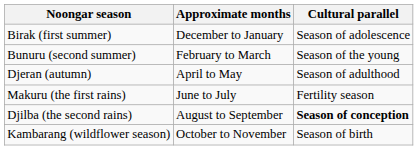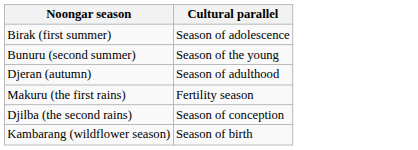- column: (233, 14)
(353, 114) bold -> (230, 114) normal
